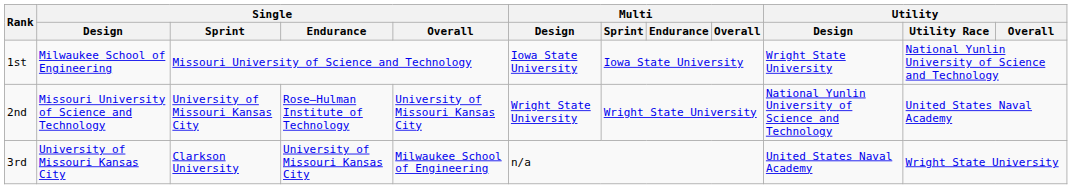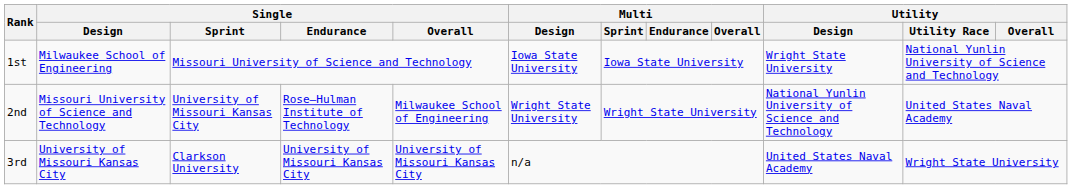(445, 112) University of Missouri Kansas City -> (448, 112) Milwaukee School of Engineering
(448, 162) Milwaukee School of Engineering -> (445, 162) University of Missouri Kansas City
